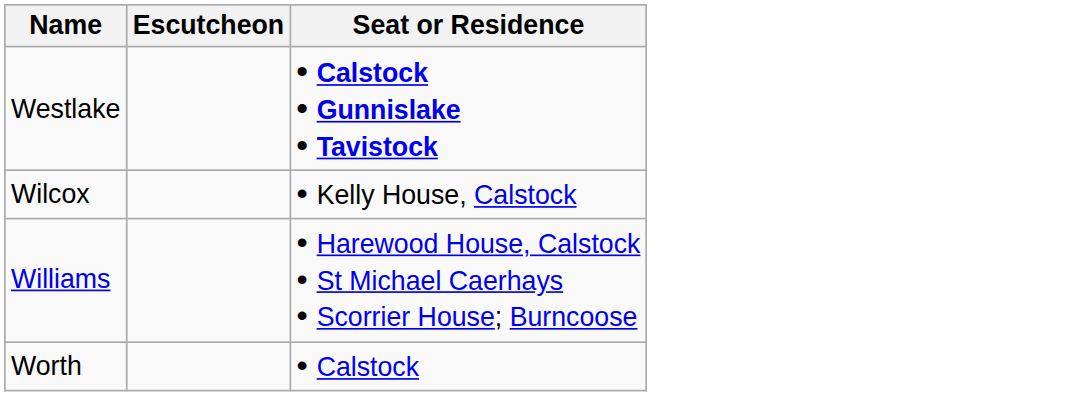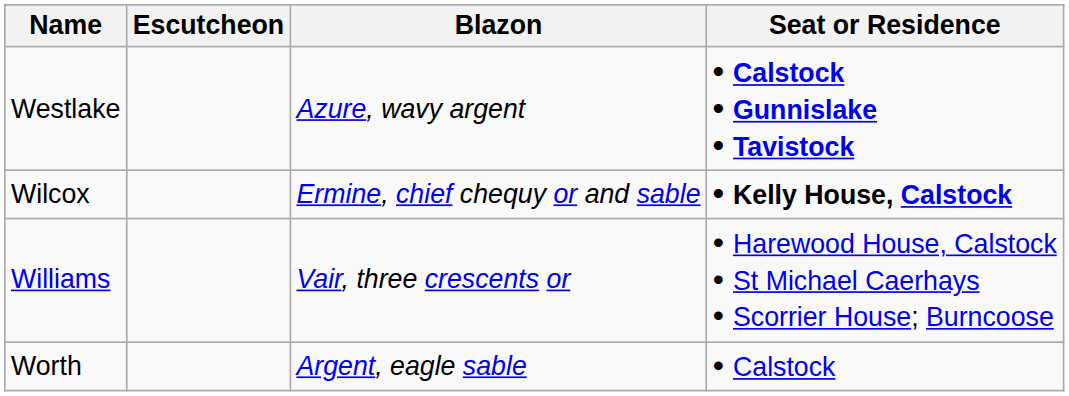+ column: (498, 25)
(437, 193) normal -> (863, 193) bold
